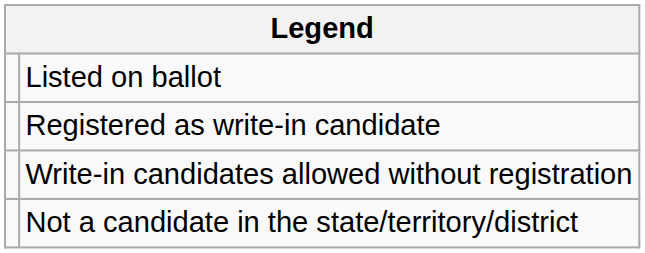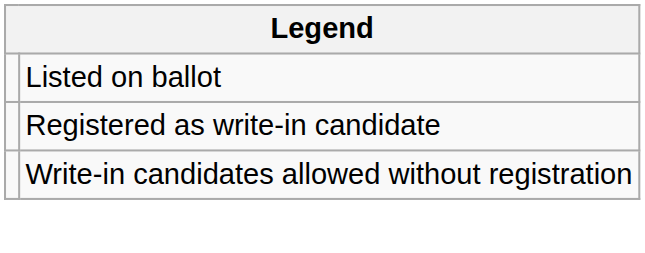- row: (302, 223)
